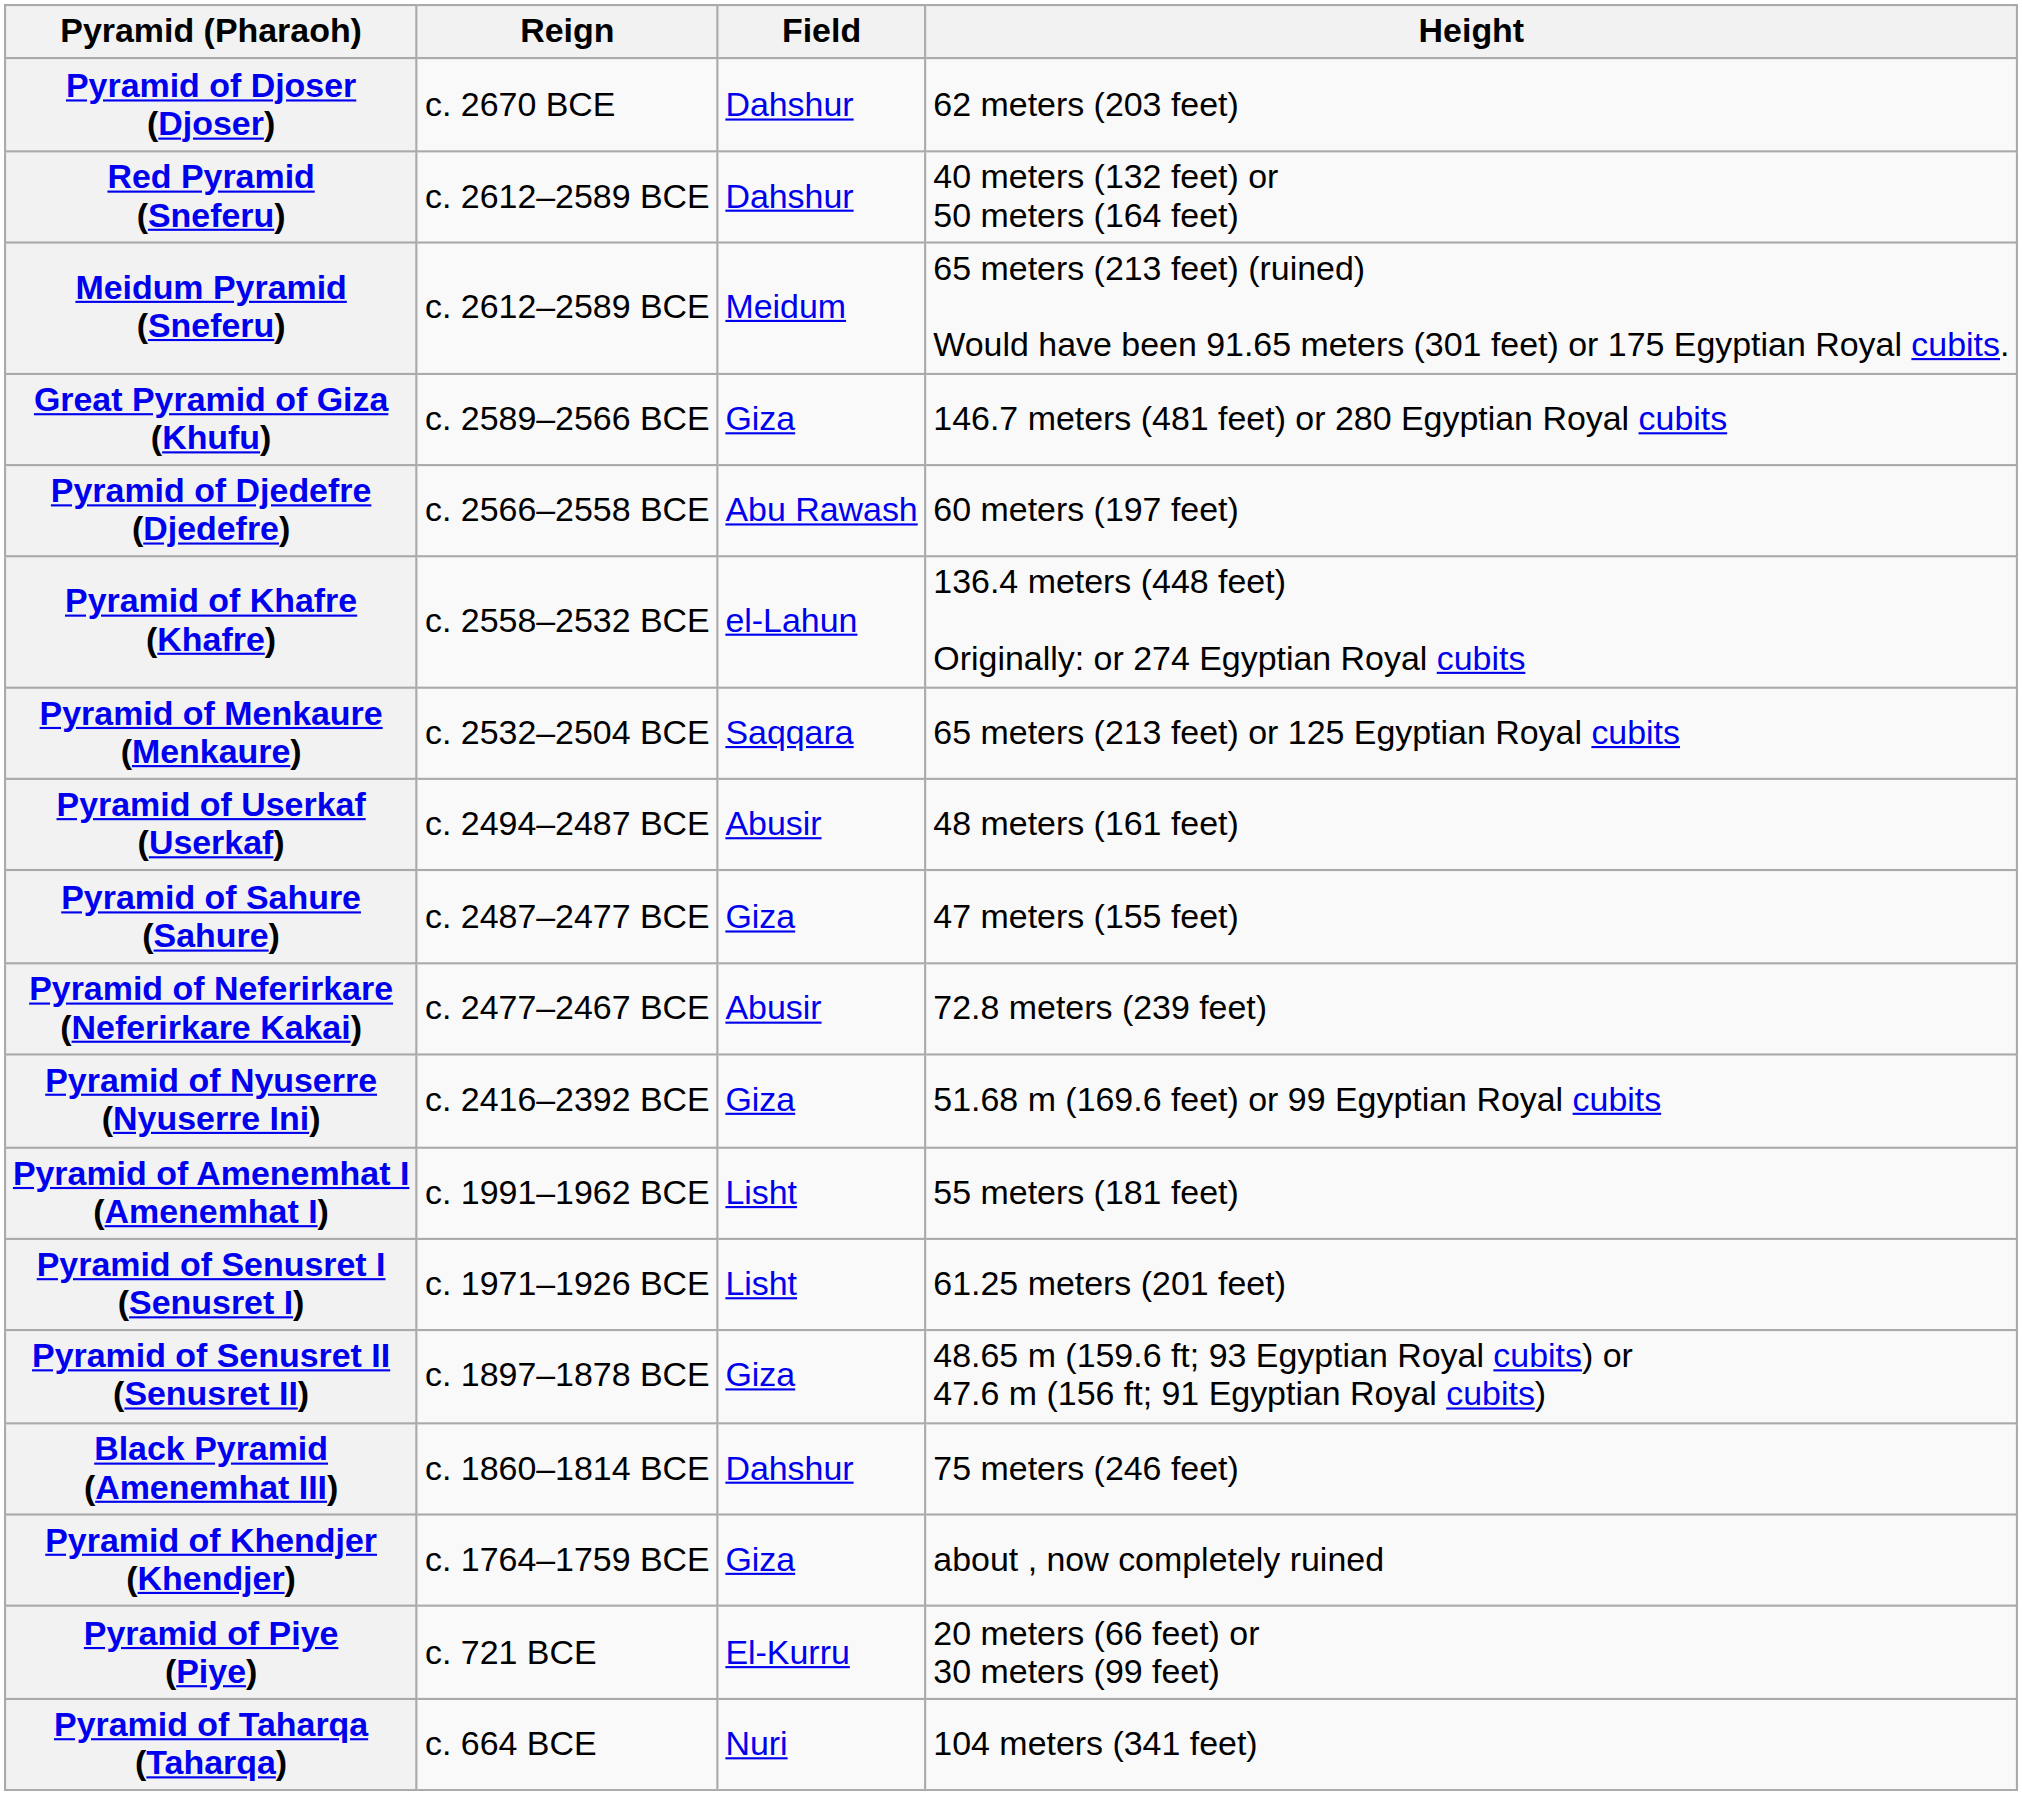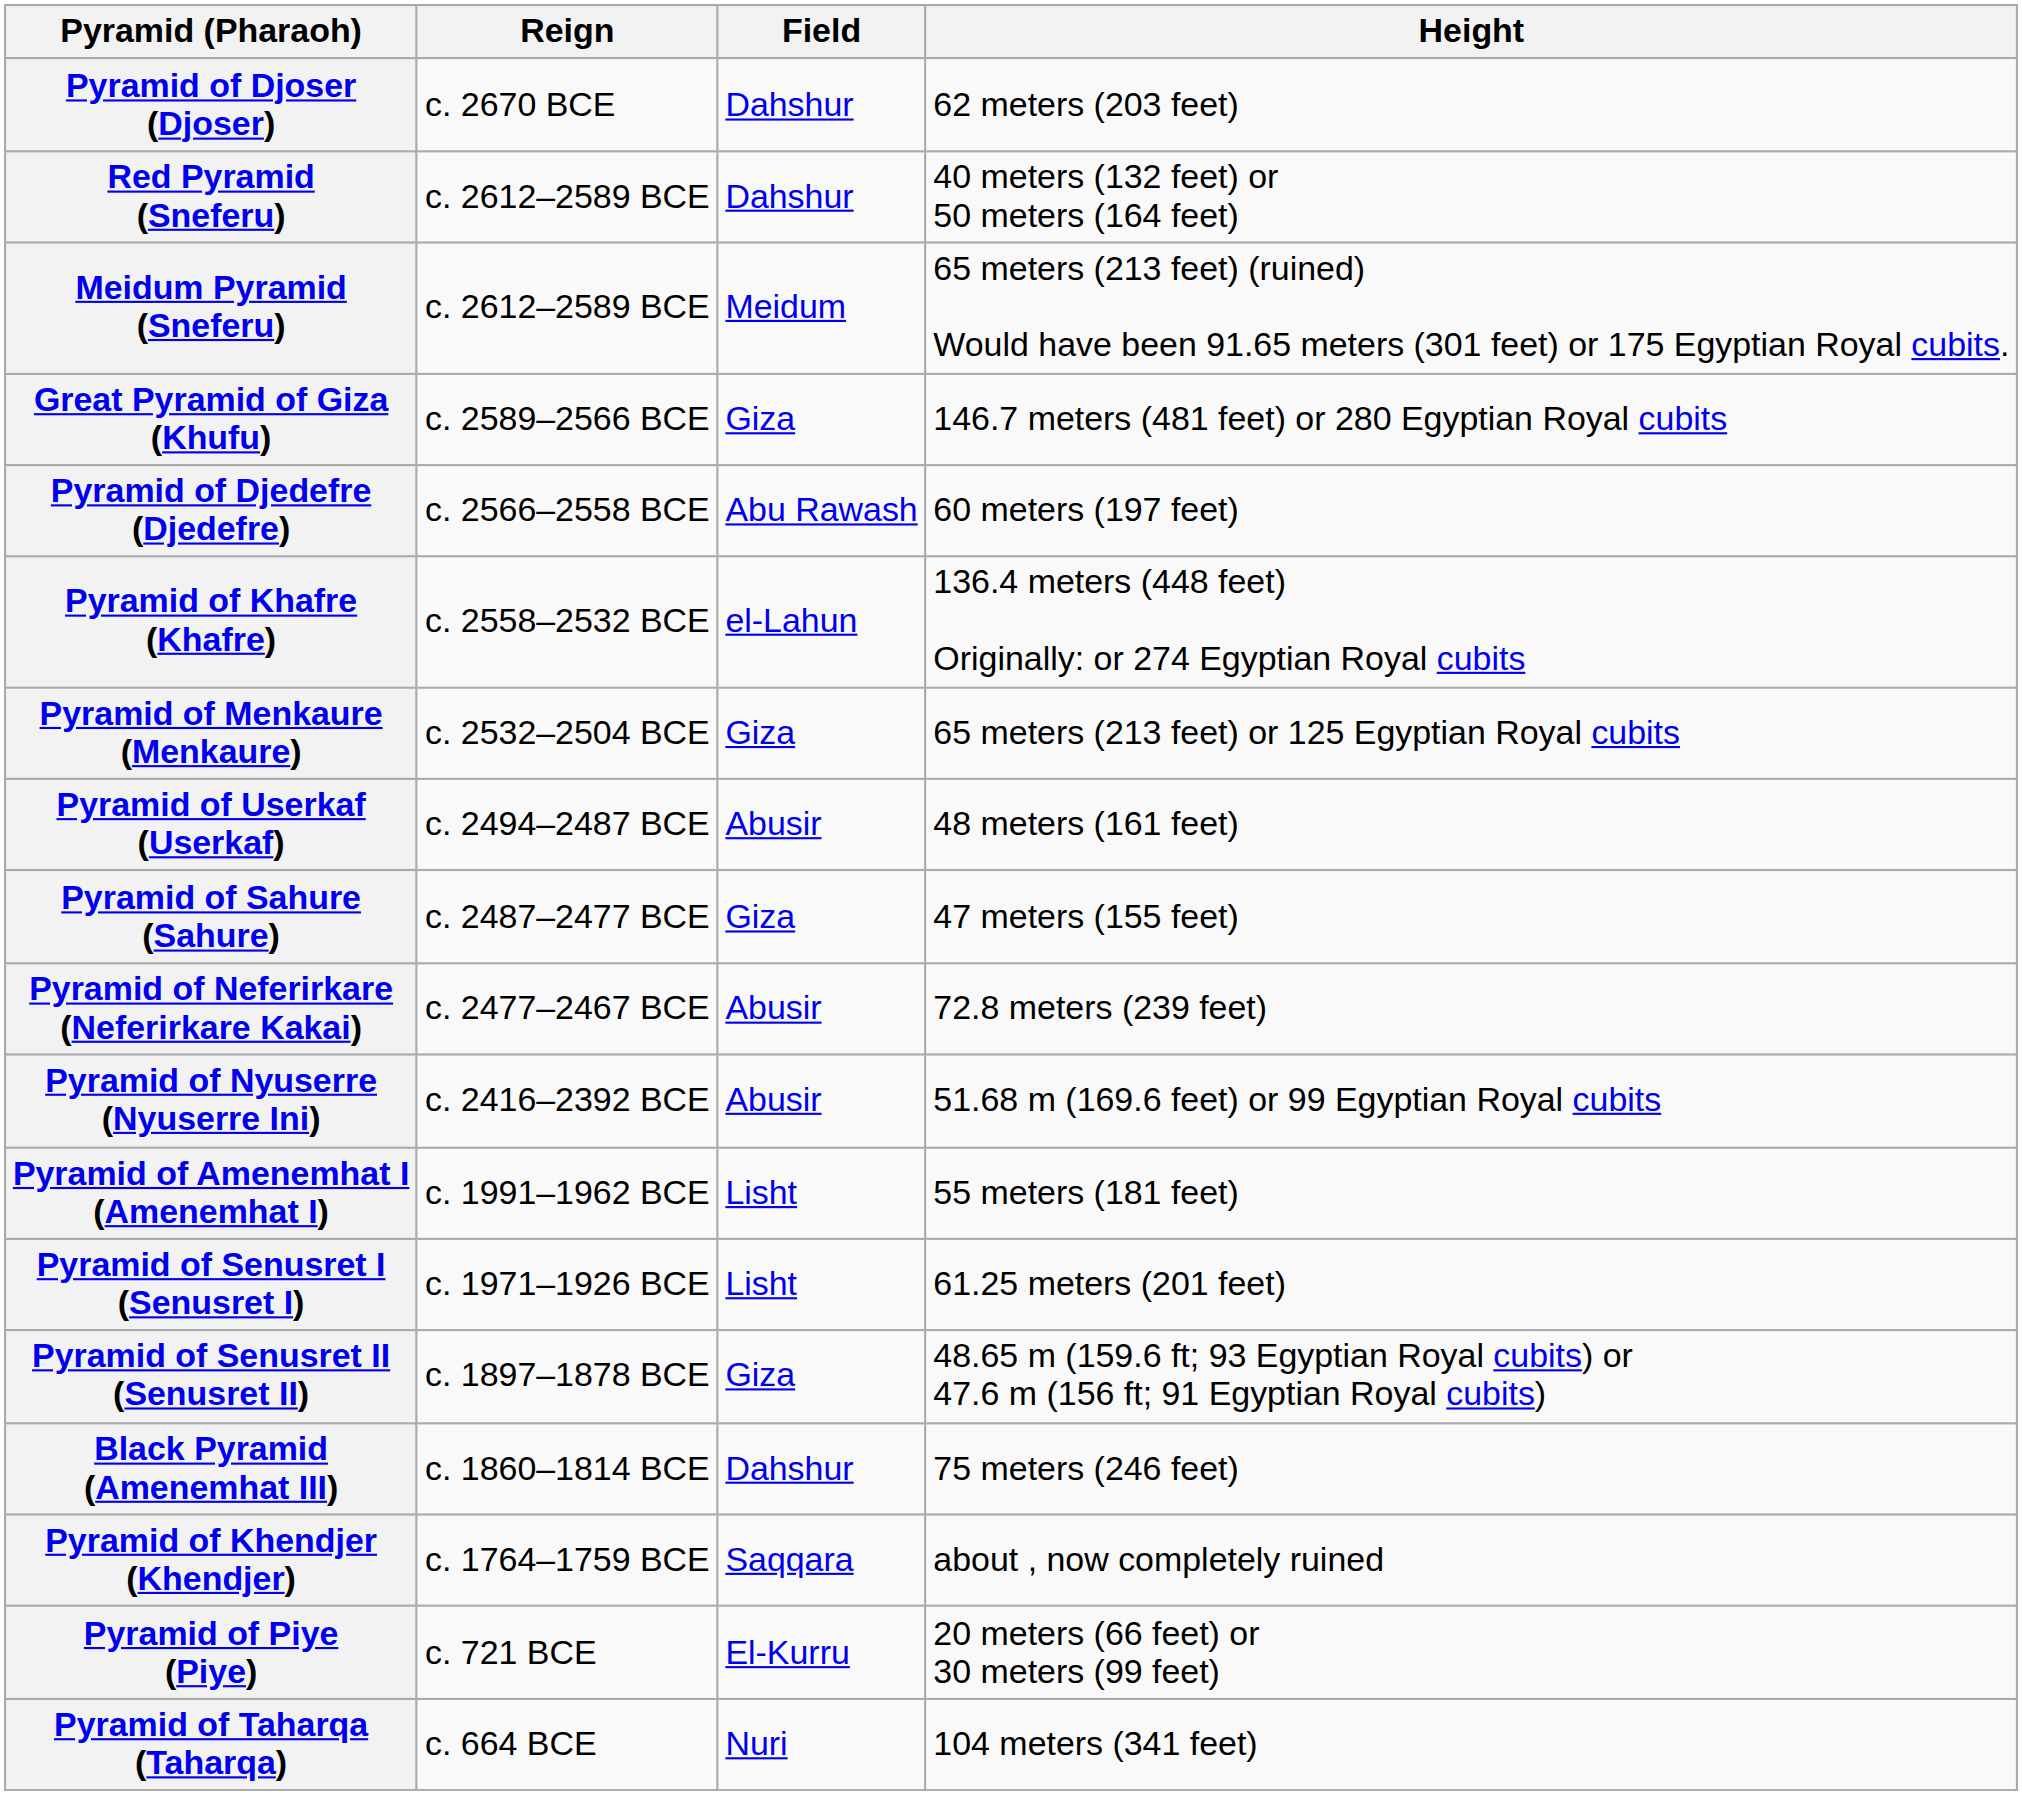(790, 732) Saqqara -> (760, 732) Giza
(760, 1100) Giza -> (773, 1100) Abusir
(760, 1559) Giza -> (790, 1559) Saqqara
